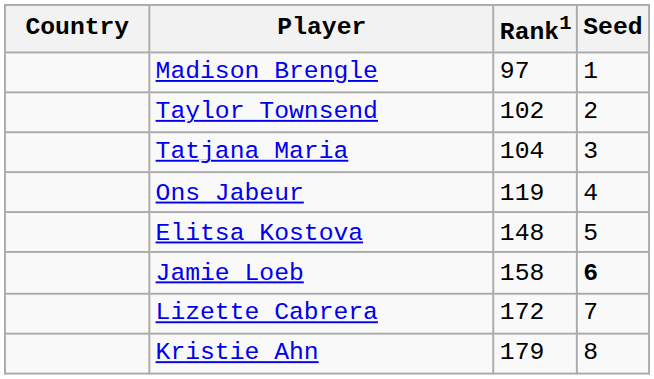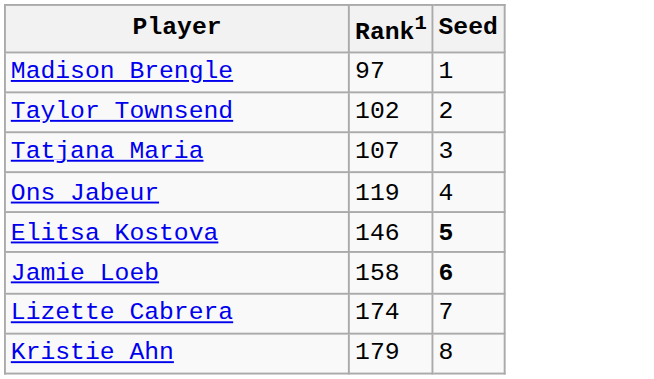- column: (77, 28)
(522, 152) 104 -> (377, 152) 107
(522, 233) 148 -> (377, 233) 146
(591, 233) normal -> (446, 233) bold
(522, 313) 172 -> (377, 313) 174
